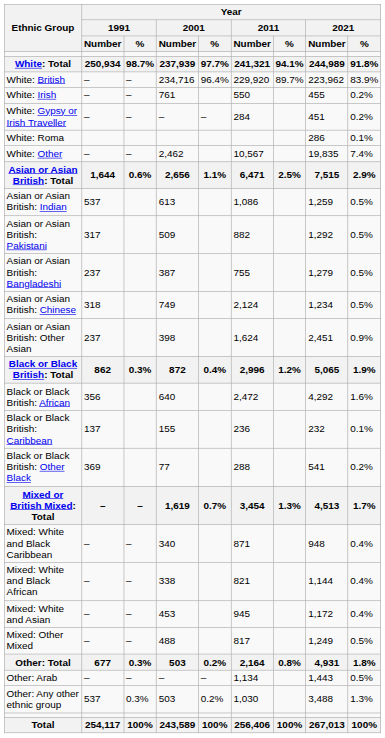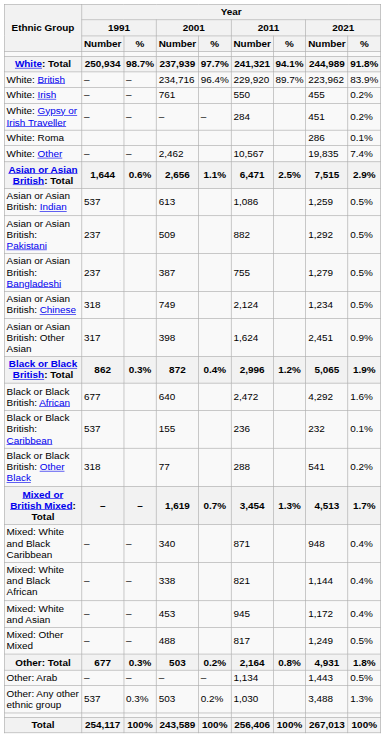(92, 234) 317 -> (92, 234) 237
(92, 337) 237 -> (92, 337) 317
(92, 396) 356 -> (92, 396) 677
(92, 429) 137 -> (92, 429) 537
(92, 467) 369 -> (92, 467) 318
